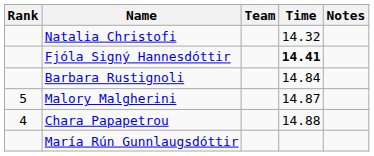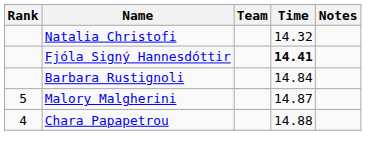- row: (142, 141)
